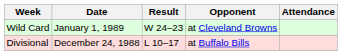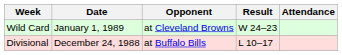columns swapped: (232, 12) <-> (164, 12)
